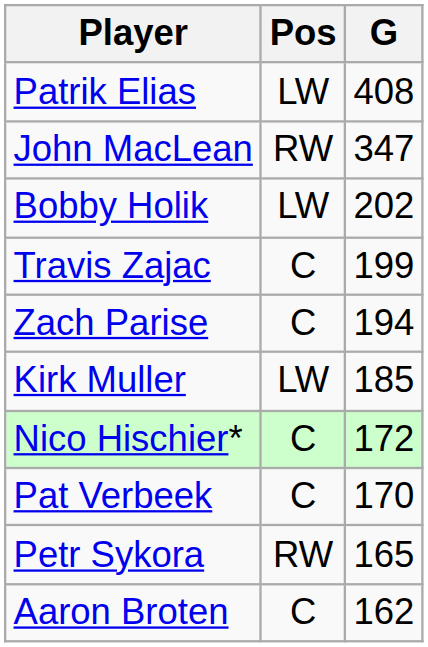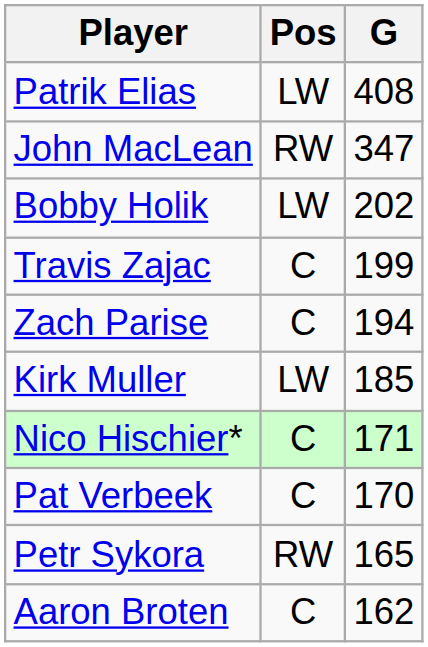(384, 438) 172 -> (384, 438) 171
